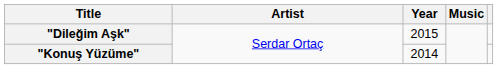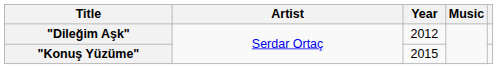(424, 34) 2015 -> (424, 34) 2012
(424, 53) 2014 -> (424, 53) 2015
